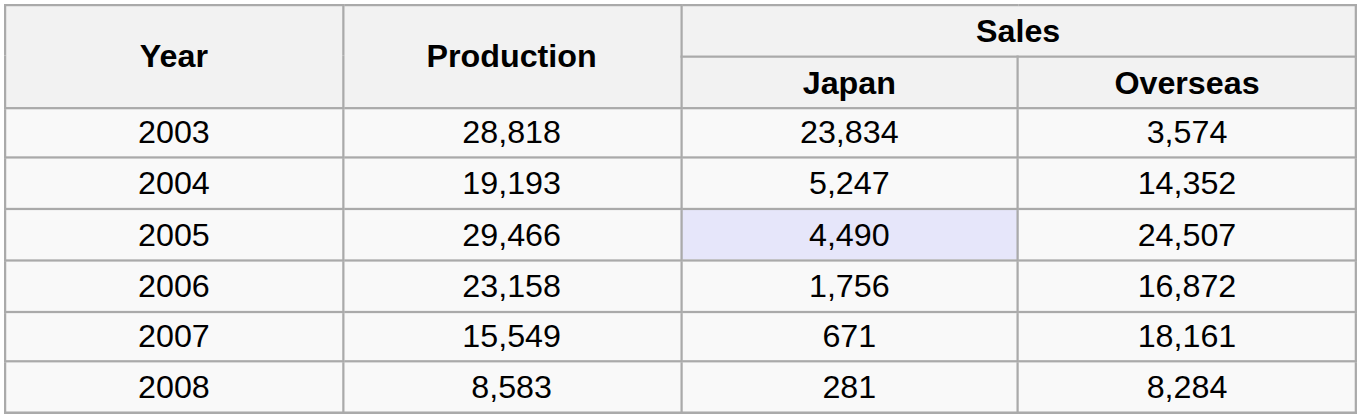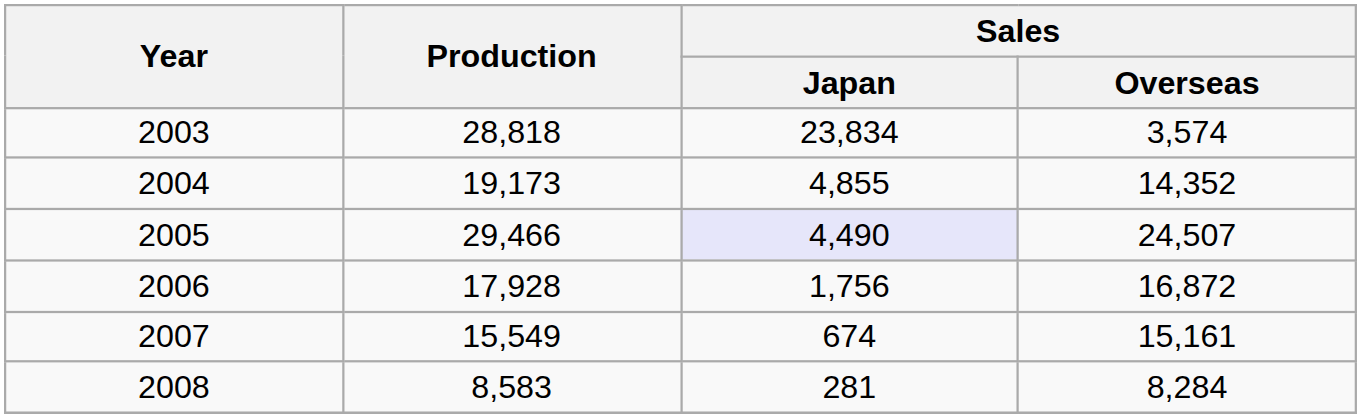(512, 184) 19,193 -> (512, 184) 19,173
(849, 184) 5,247 -> (849, 184) 4,855
(512, 286) 23,158 -> (512, 286) 17,928
(849, 337) 671 -> (849, 337) 674
(1187, 337) 18,161 -> (1187, 337) 15,161
